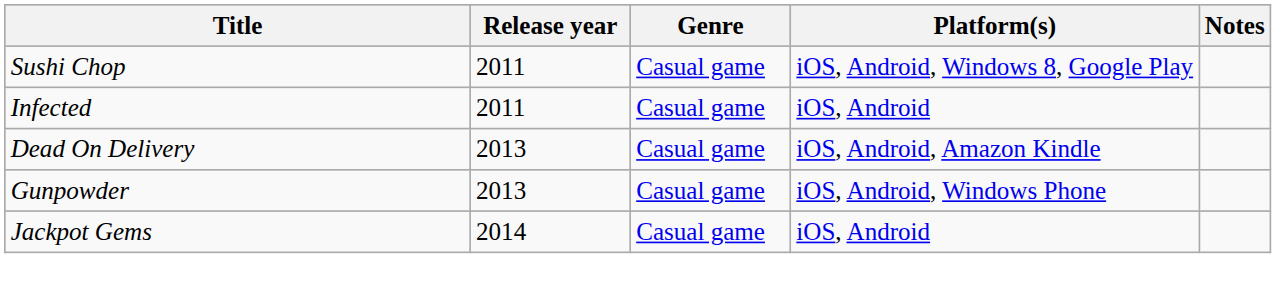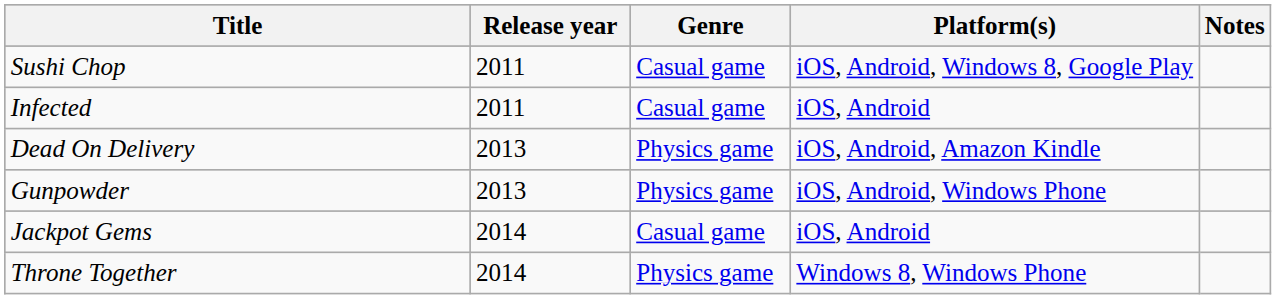(701, 149) Casual game -> (705, 149) Physics game
(701, 190) Casual game -> (705, 190) Physics game
+ row: (94, 273)
